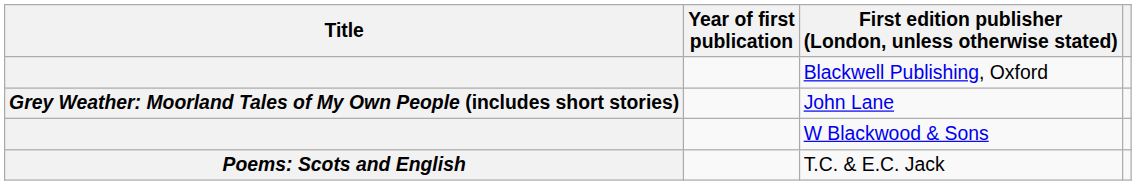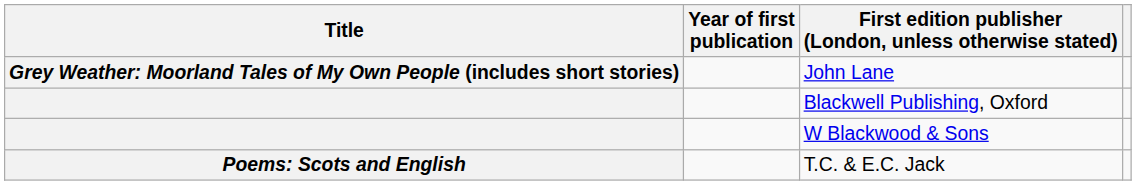rows swapped: (926, 72) <-> (849, 103)
